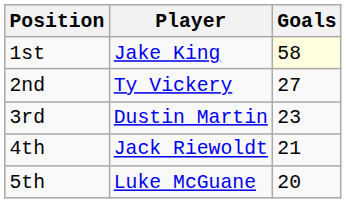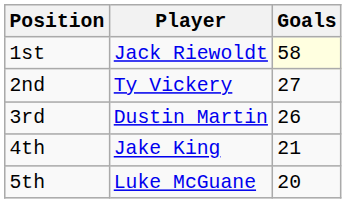(167, 53) Jake King -> (191, 53) Jack Riewoldt
(289, 117) 23 -> (289, 117) 26
(191, 150) Jack Riewoldt -> (167, 150) Jake King
